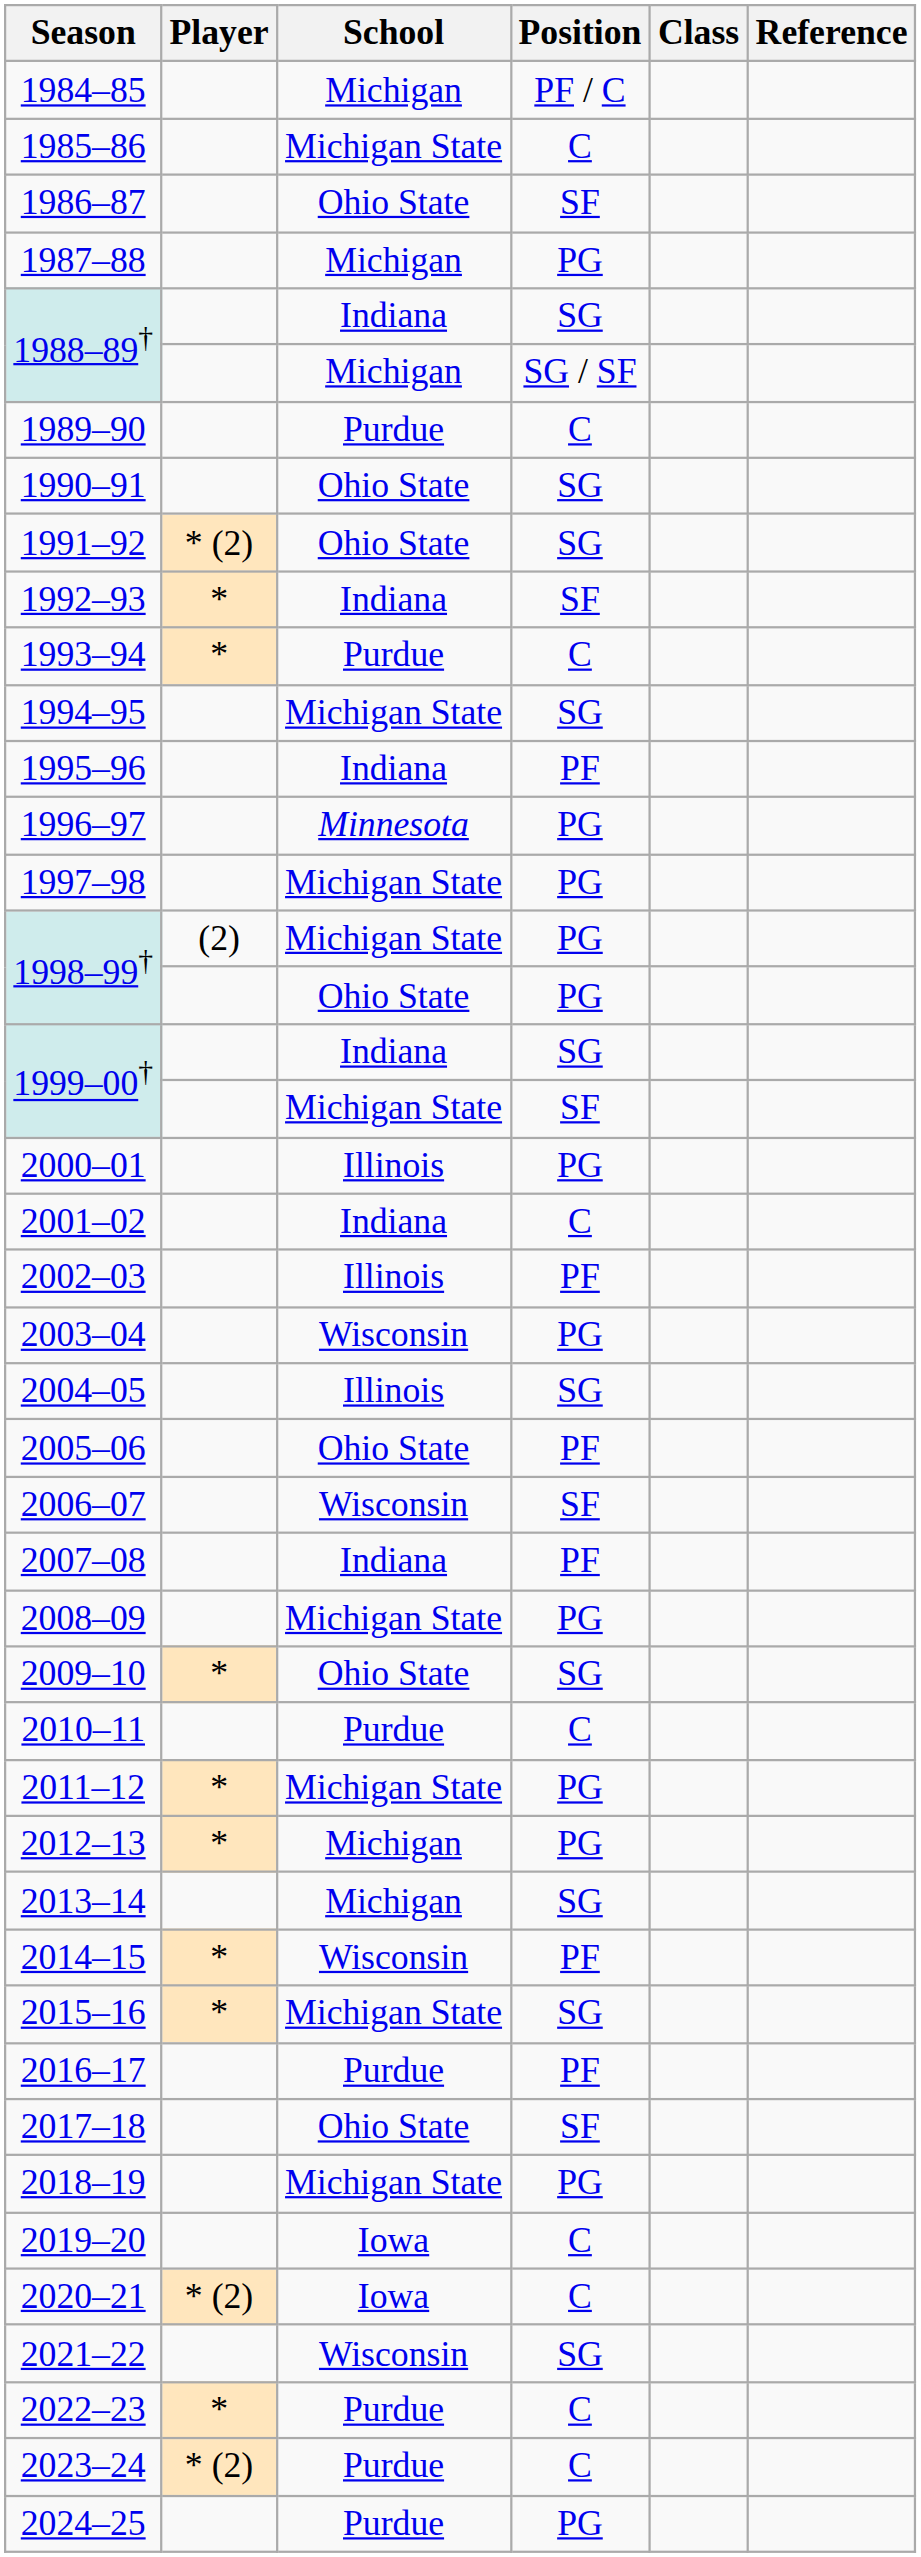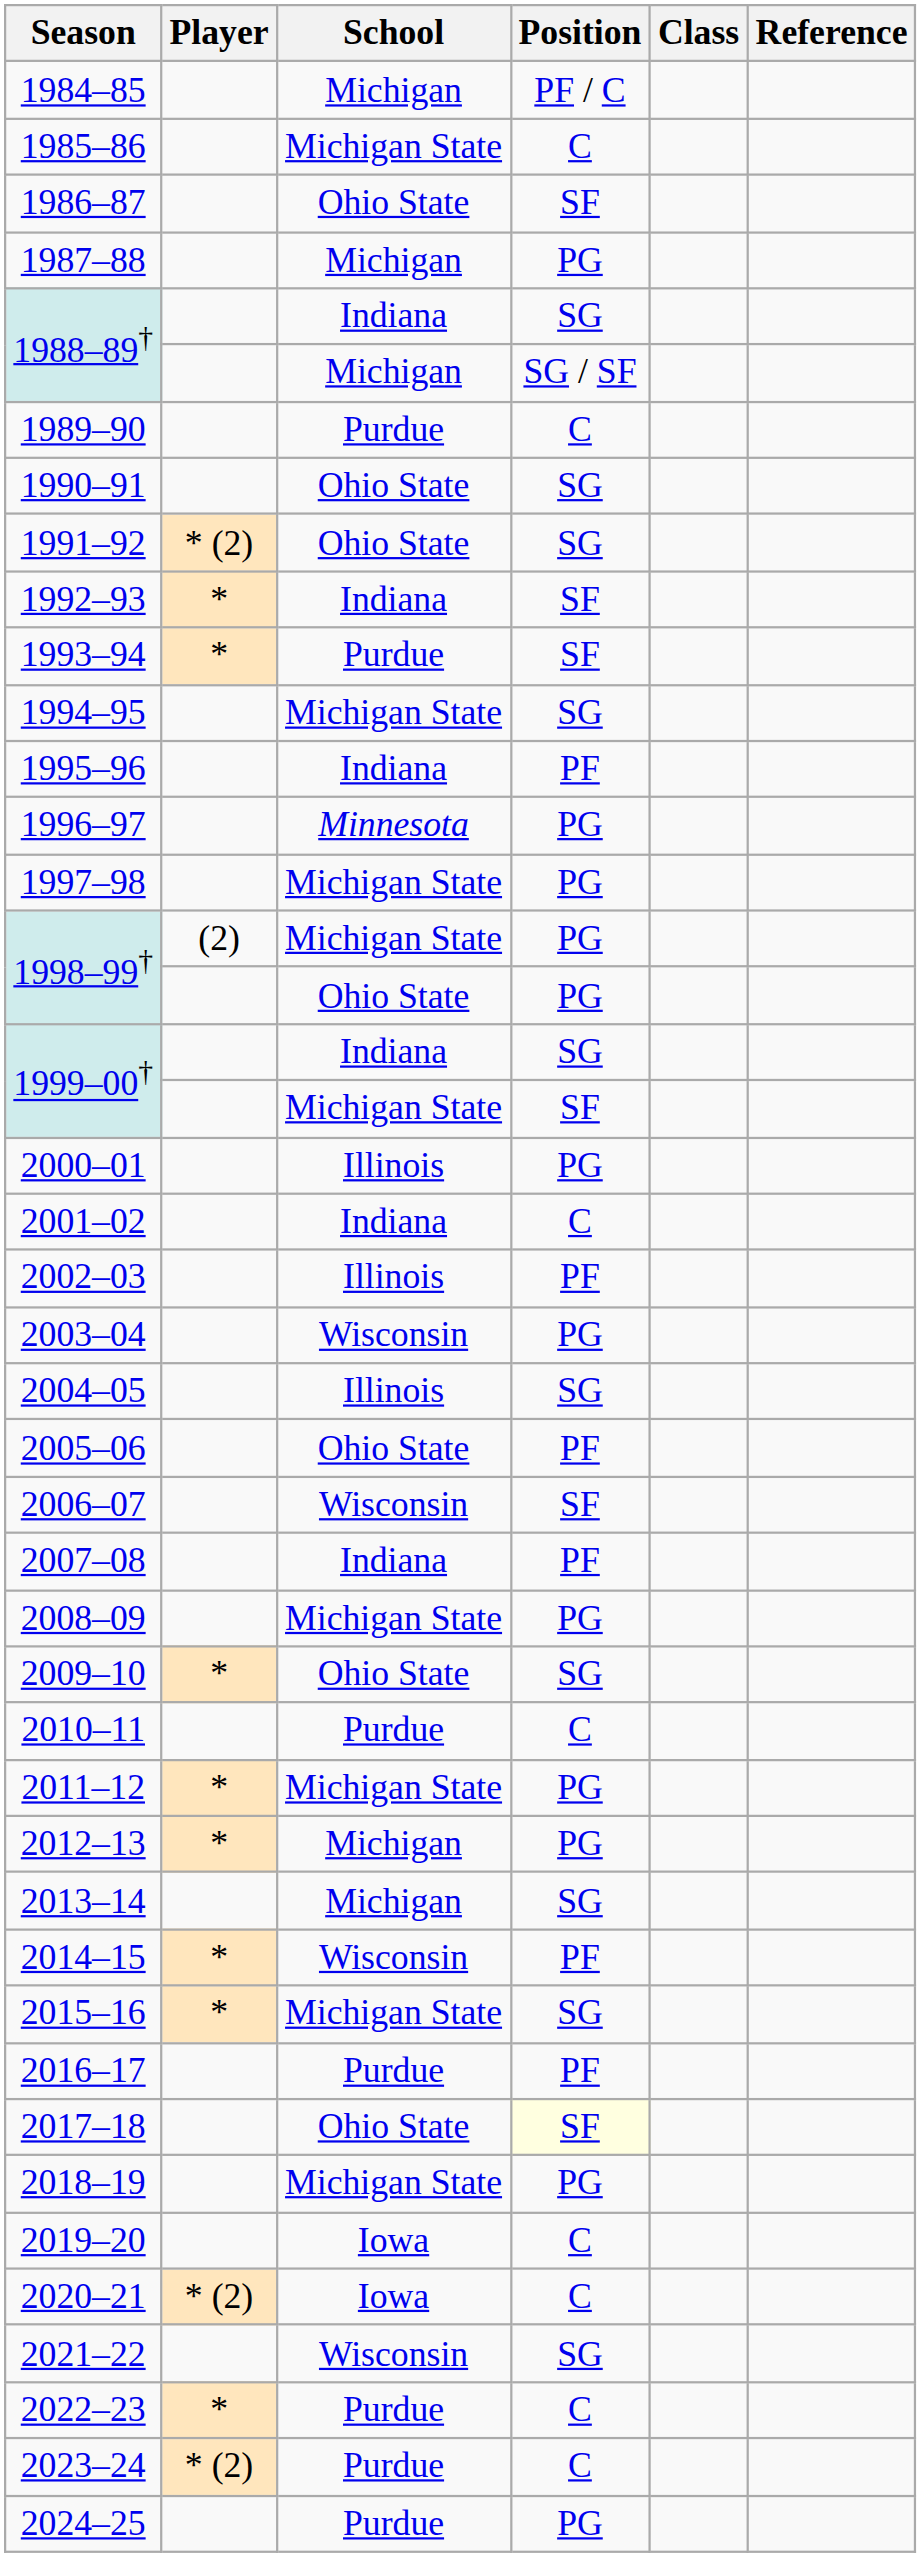(580, 655) C -> (580, 655) SF
(580, 2126) no background -> (580, 2126) lightyellow background
